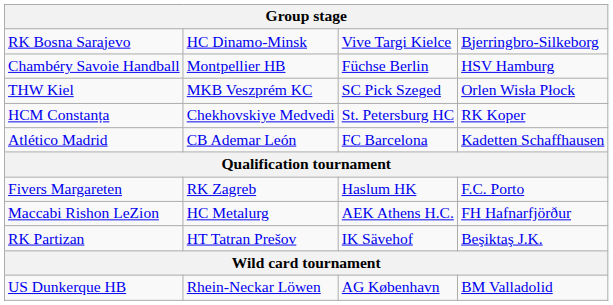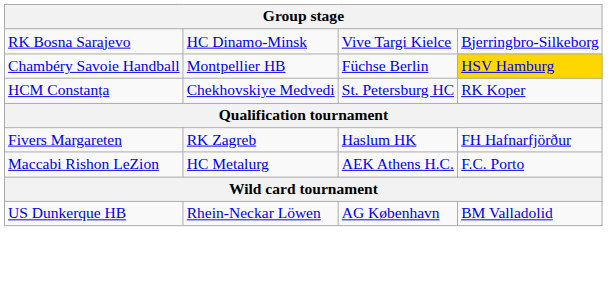(508, 66) no background -> (508, 66) gold background
- row: (41, 90)
- row: (58, 139)
(493, 189) F.C. Porto -> (516, 139) FH Hafnarfjörður
(516, 213) FH Hafnarfjörður -> (493, 164) F.C. Porto
- row: (46, 238)
